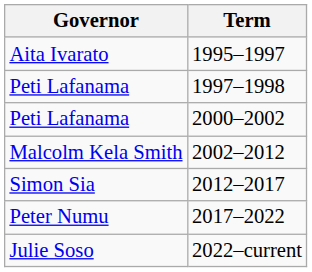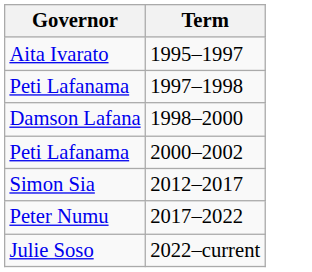+ row: (197, 119)
- row: (238, 151)
